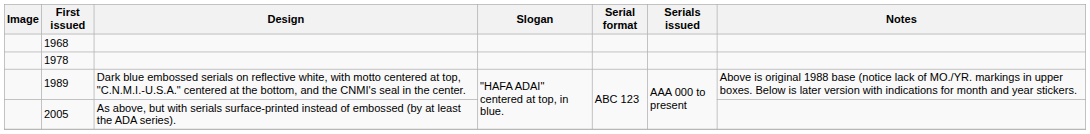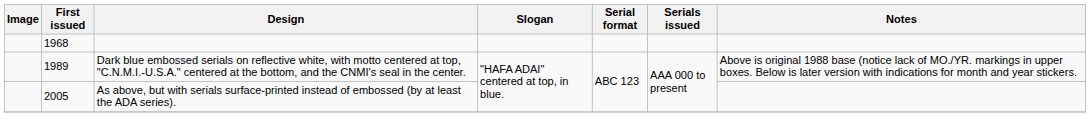- row: (56, 60)
